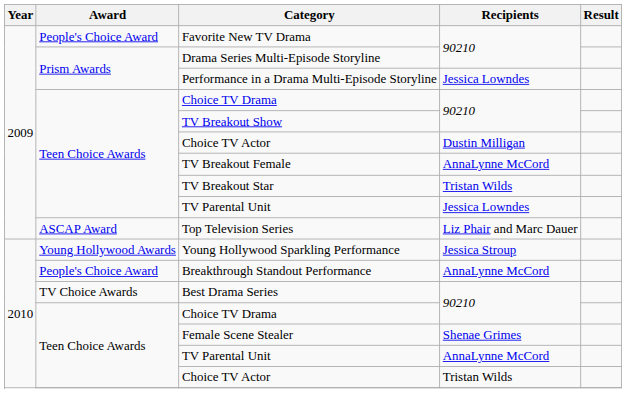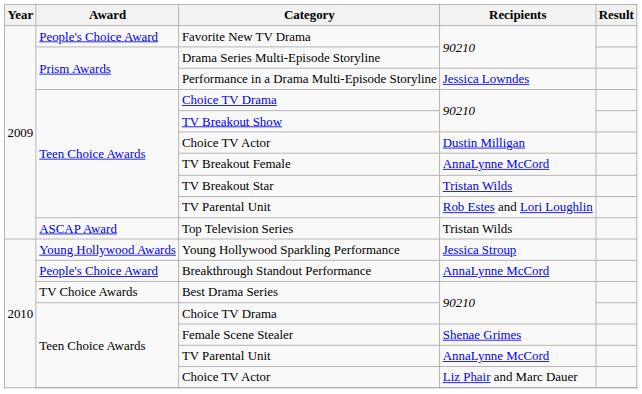(486, 207) Jessica Lowndes -> (518, 207) Rob Estes and Lori Loughlin
(510, 228) Liz Phair and Marc Dauer -> (478, 228) Tristan Wilds
(478, 377) Tristan Wilds -> (510, 377) Liz Phair and Marc Dauer
